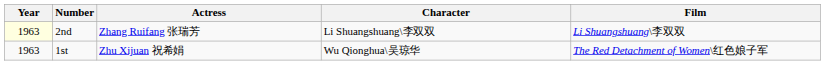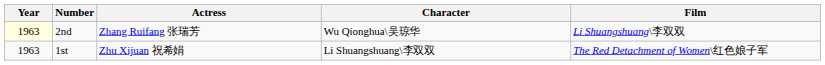(379, 31) Li Shuangshuang\李双双 -> (372, 31) Wu Qionghua\吴琼华
(372, 50) Wu Qionghua\吴琼华 -> (379, 50) Li Shuangshuang\李双双
